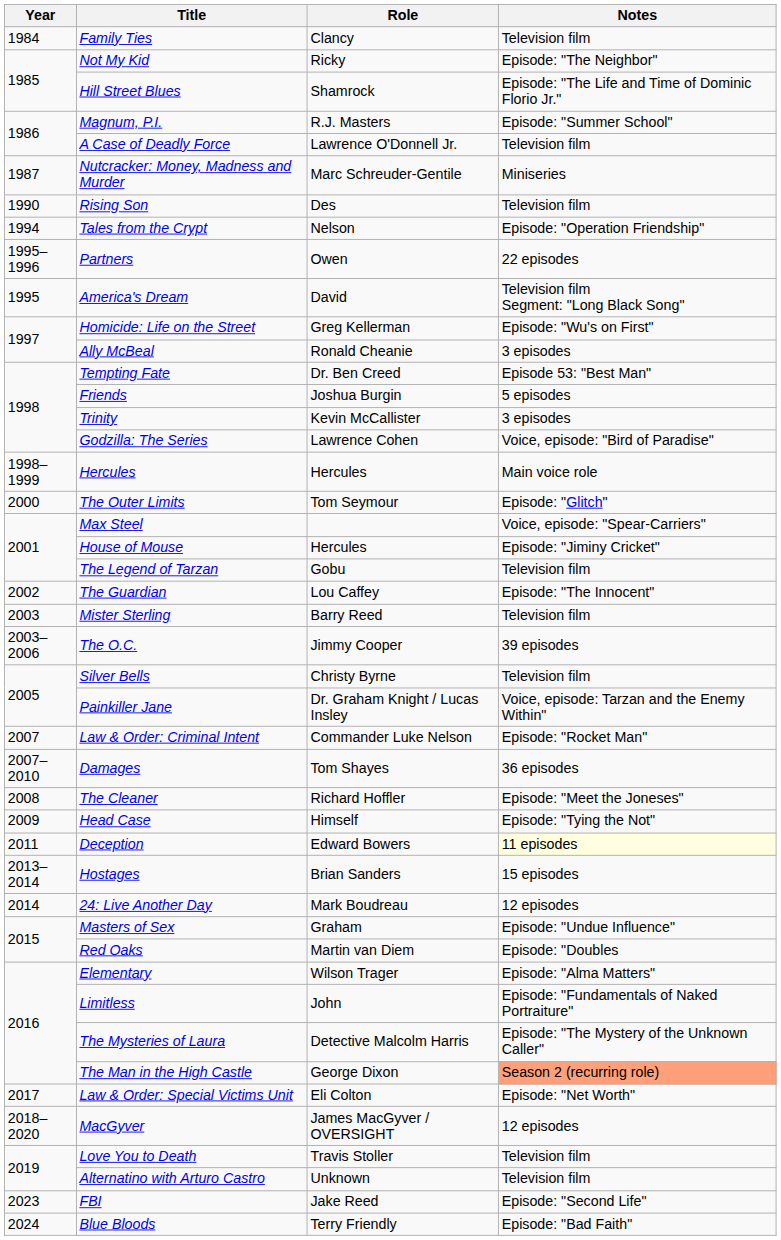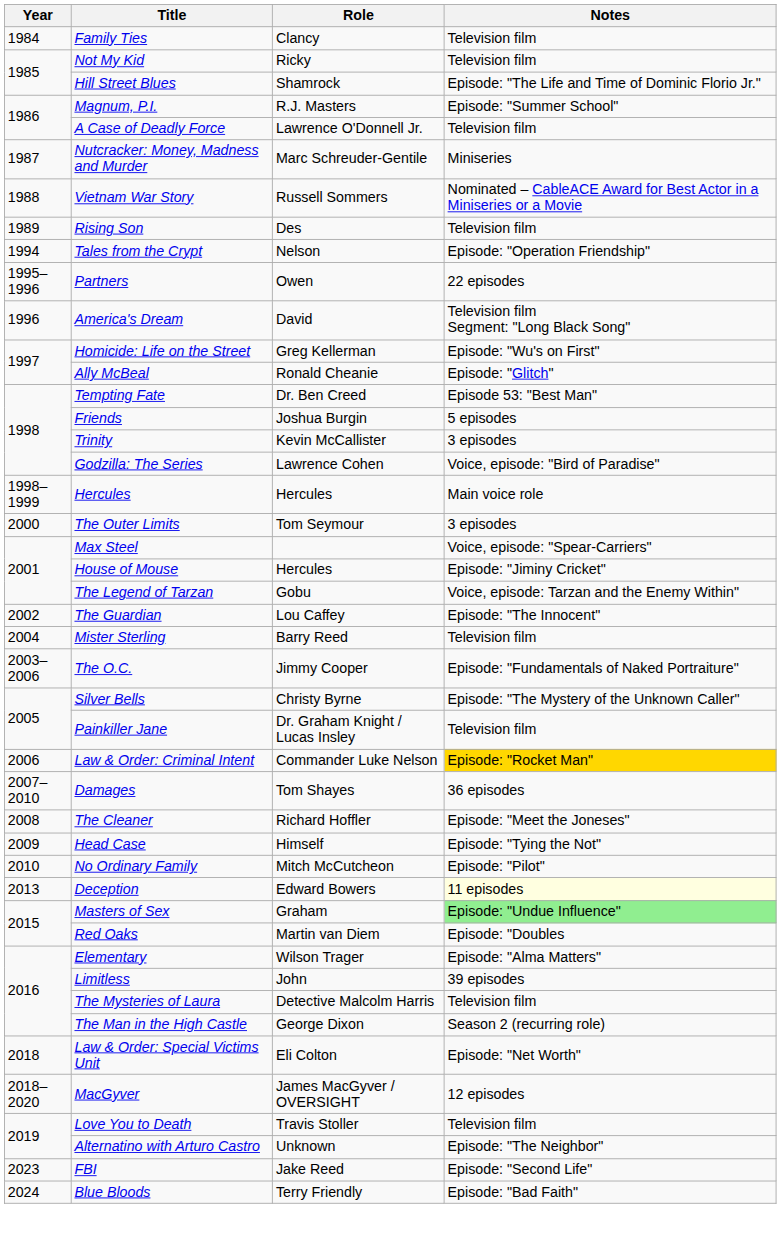(580, 60) Episode: "The Neighbor" -> (492, 60) Television film
+ row: (134, 197)
(24, 205) 1990 -> (24, 228) 1989
(24, 297) 1995 -> (24, 320) 1996
(536, 350) 3 episodes -> (501, 373) Episode: "Glitch"
(555, 502) Episode: "Glitch" -> (482, 524) 3 episodes
(546, 570) Television film -> (593, 592) Voice, episode: Tarzan and the Enemy Within"
(24, 615) 2003 -> (24, 637) 2004
(540, 645) 39 episodes -> (593, 668) Episode: "Fundamentals of Naked Portraiture"
(546, 676) Television film -> (594, 699) Episode: "The Mystery of the Unknown Caller"
(623, 707) Voice, episode: Tarzan and the Enemy Within" -> (492, 729) Television film
(24, 737) 2007 -> (24, 760) 2006
(574, 737) no background -> (520, 760) gold background
+ row: (136, 866)
(23, 844) 2011 -> (24, 889) 2013
- row: (110, 874)
- row: (146, 905)
(588, 927) no background -> (534, 911) lightgreen background
(610, 1003) Episode: "Fundamentals of Naked Portraiture" -> (486, 979) 39 episodes
(625, 1042) Episode: "The Mystery of the Unknown Caller" -> (492, 1002) Television film
(580, 1072) lightsalmon background -> (526, 1024) no background
(24, 1095) 2017 -> (24, 1055) 2018
(546, 1179) Television film -> (525, 1147) Episode: "The Neighbor"
